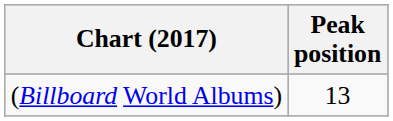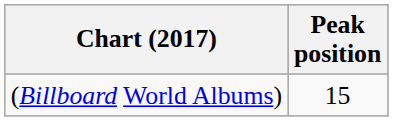(338, 94) 13 -> (338, 94) 15
